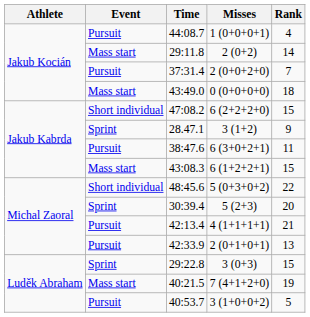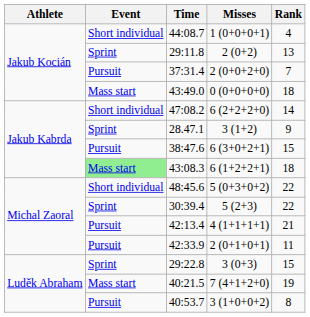(105, 33) Pursuit -> (126, 33) Short individual
(112, 52) Mass start -> (102, 52) Sprint
(288, 52) 14 -> (288, 52) 13
(288, 110) 15 -> (288, 110) 14
(288, 149) 11 -> (288, 149) 15
(112, 168) no background -> (112, 168) lightgreen background
(288, 168) 15 -> (288, 168) 18
(288, 206) 20 -> (288, 206) 22
(288, 245) 13 -> (288, 245) 11
(288, 303) 5 -> (288, 303) 8
